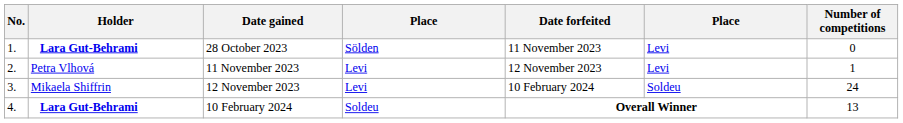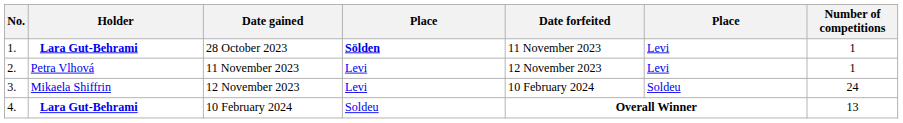(362, 48) normal -> (362, 48) bold
(853, 48) 0 -> (853, 48) 1
